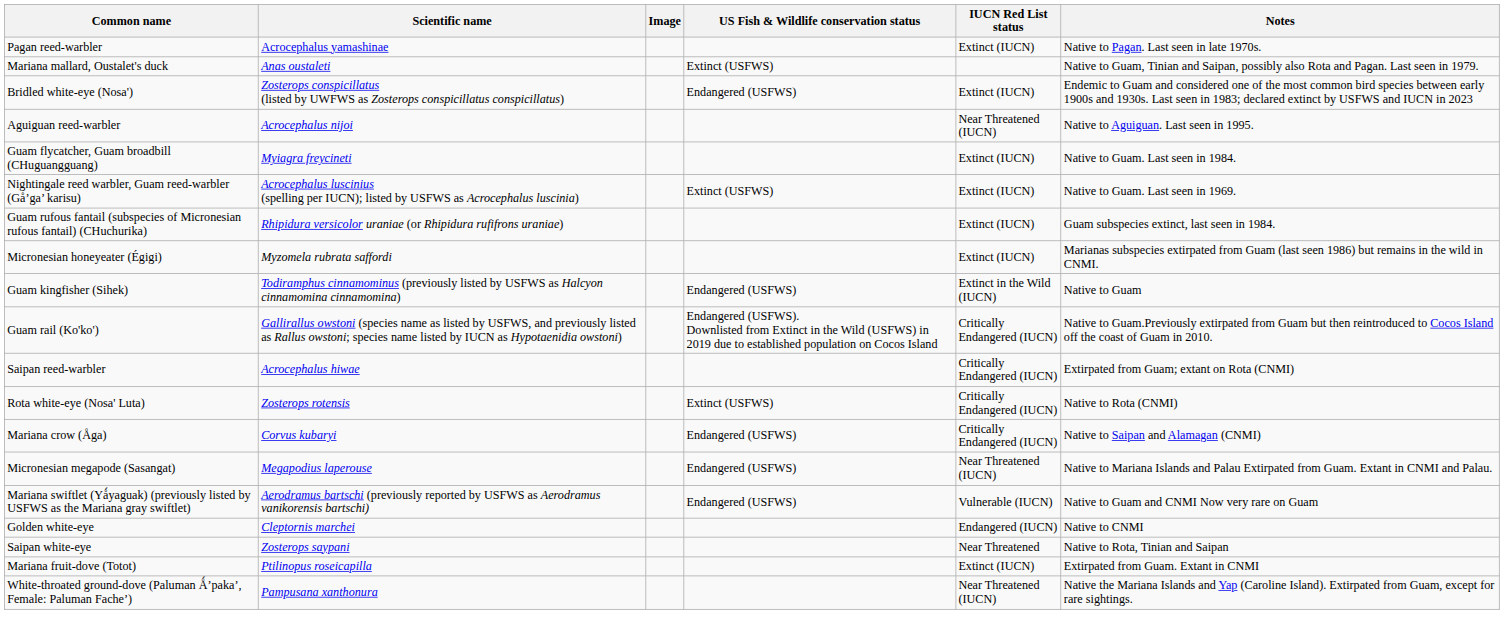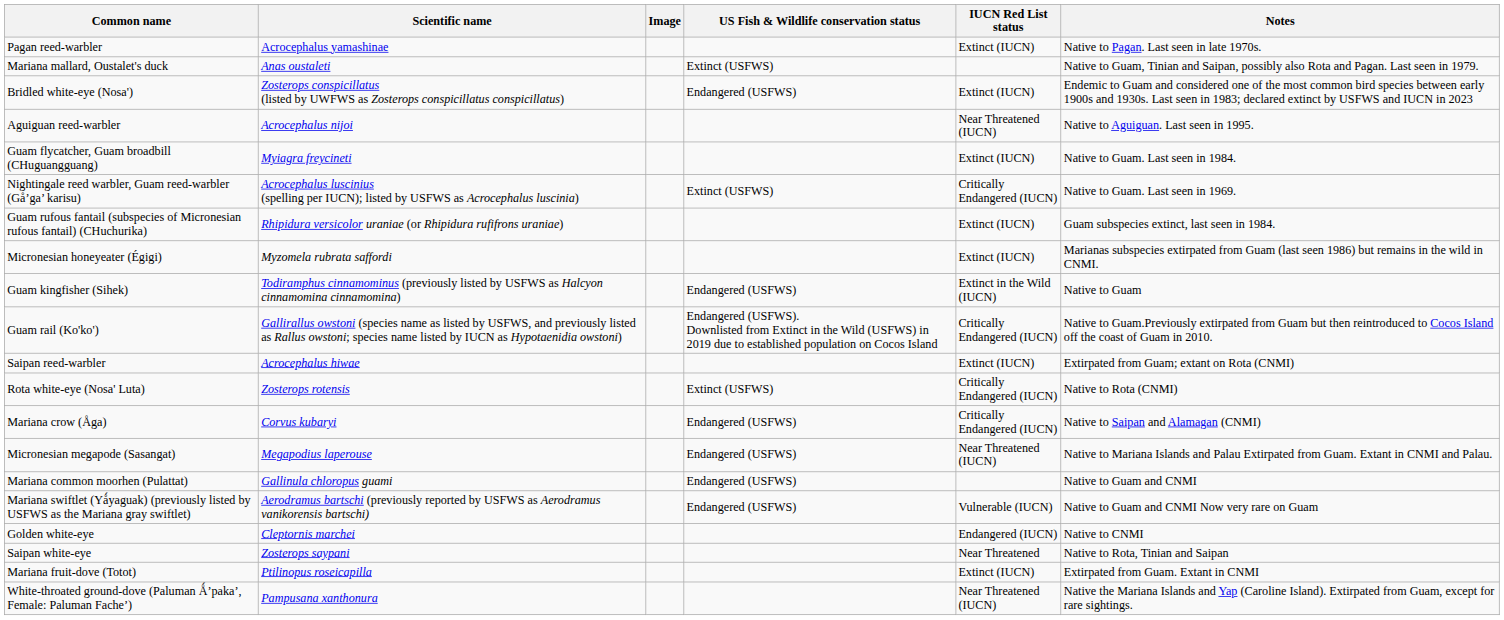(996, 191) Extinct (IUCN) -> (1008, 191) Critically Endangered (IUCN)
(1008, 369) Critically Endangered (IUCN) -> (996, 363) Extinct (IUCN)
+ row: (98, 481)
